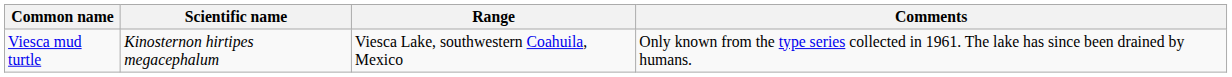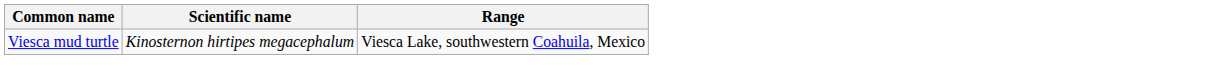- column: (931, 16)
